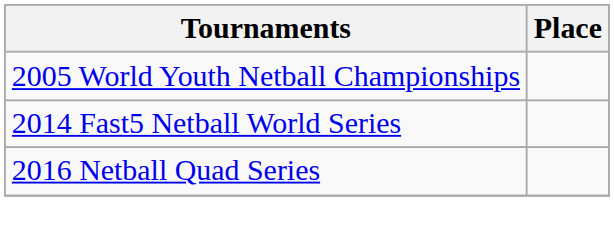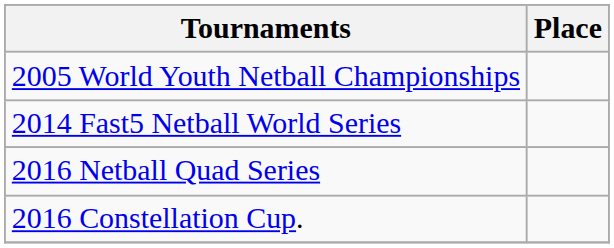+ row: (158, 218)
